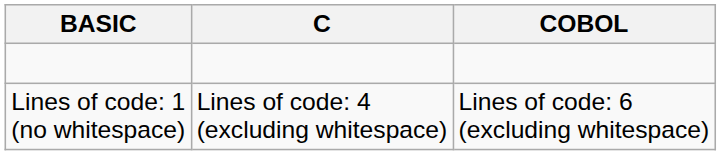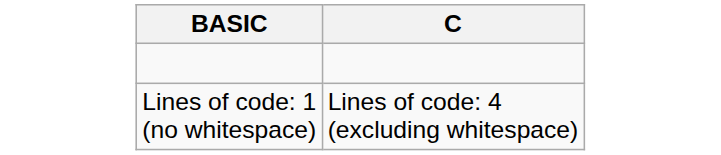- column: (584, 24)
